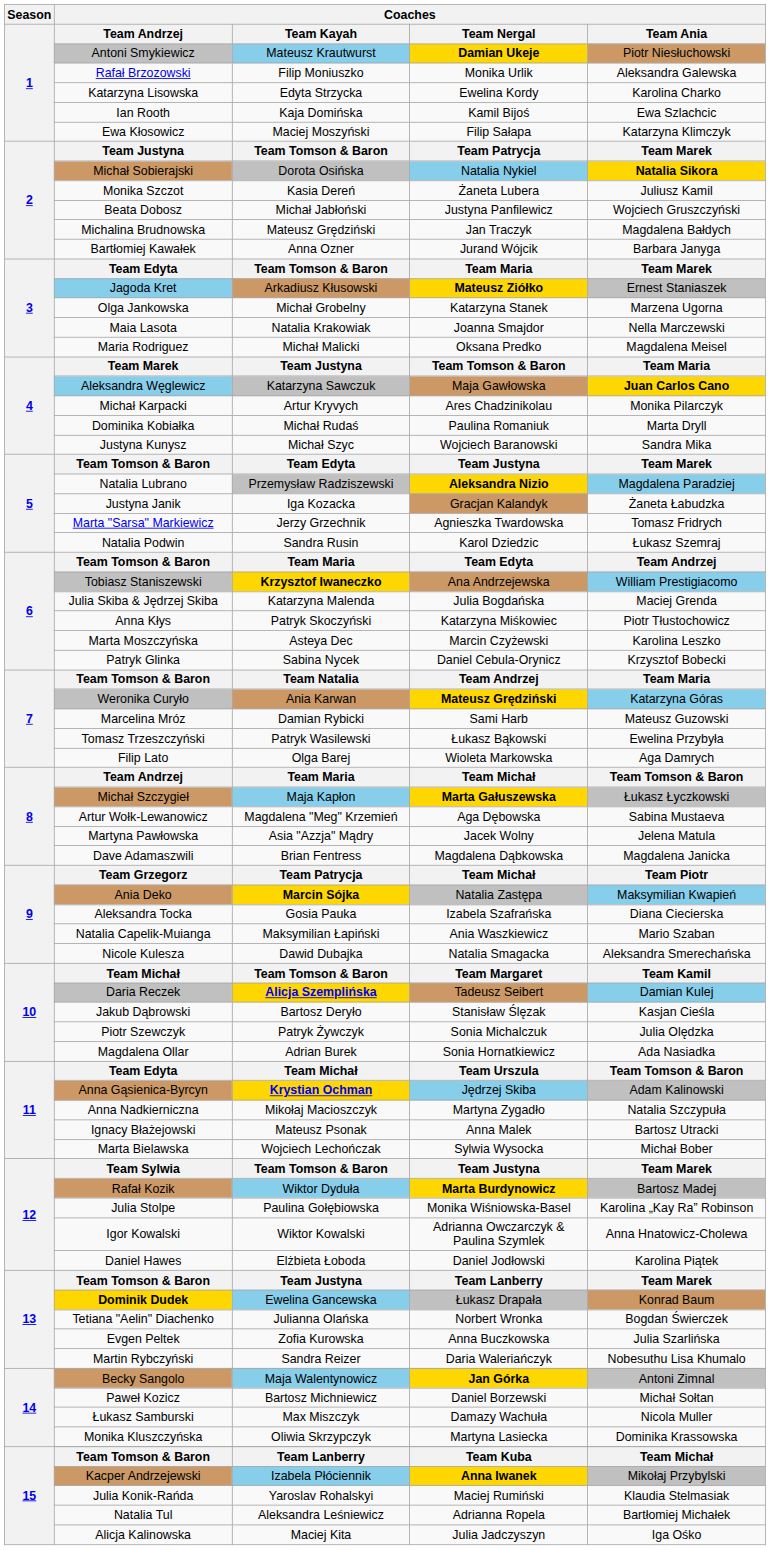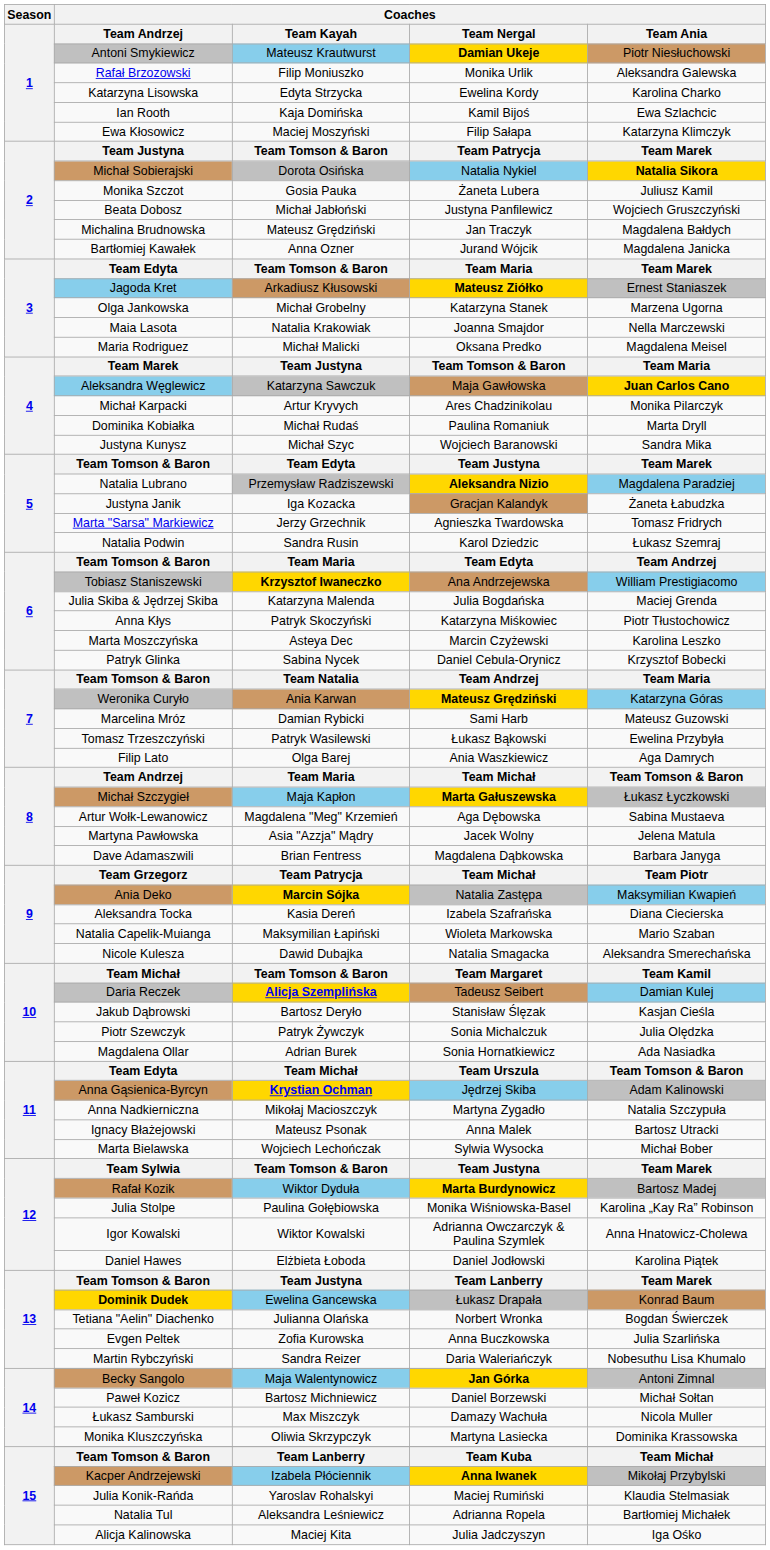(321, 191) Kasia Dereń -> (321, 191) Gosia Pauka
(677, 249) Barbara Janyga -> (677, 249) Magdalena Janicka
(499, 758) Wioleta Markowska -> (499, 758) Ania Waszkiewicz
(677, 856) Magdalena Janicka -> (677, 856) Barbara Janyga
(321, 915) Gosia Pauka -> (321, 915) Kasia Dereń
(499, 934) Ania Waszkiewicz -> (499, 934) Wioleta Markowska
